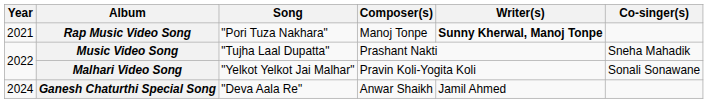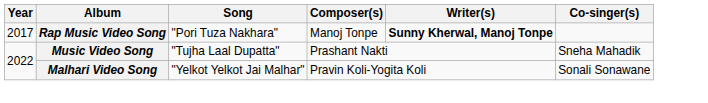(20, 32) 2021 -> (20, 32) 2017
- row: (127, 88)
